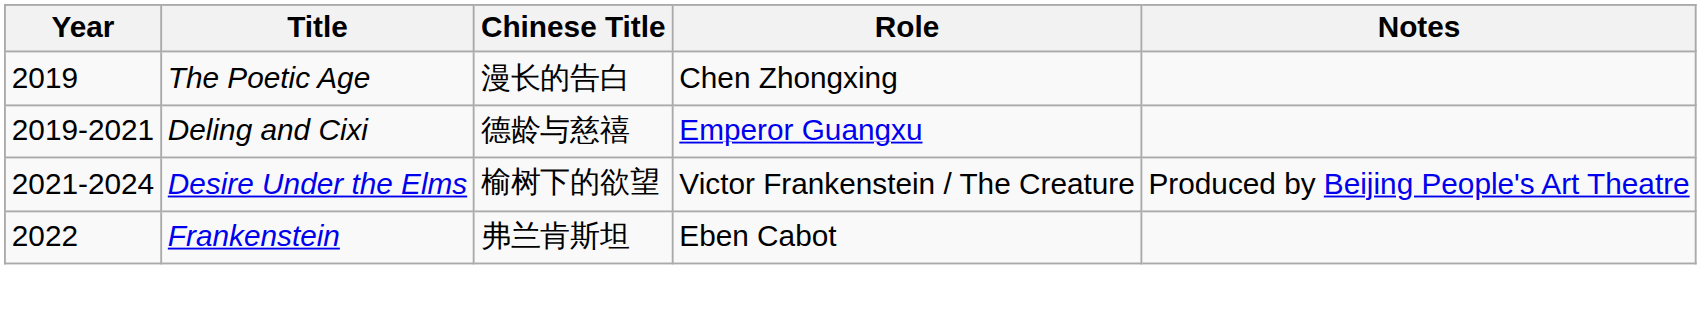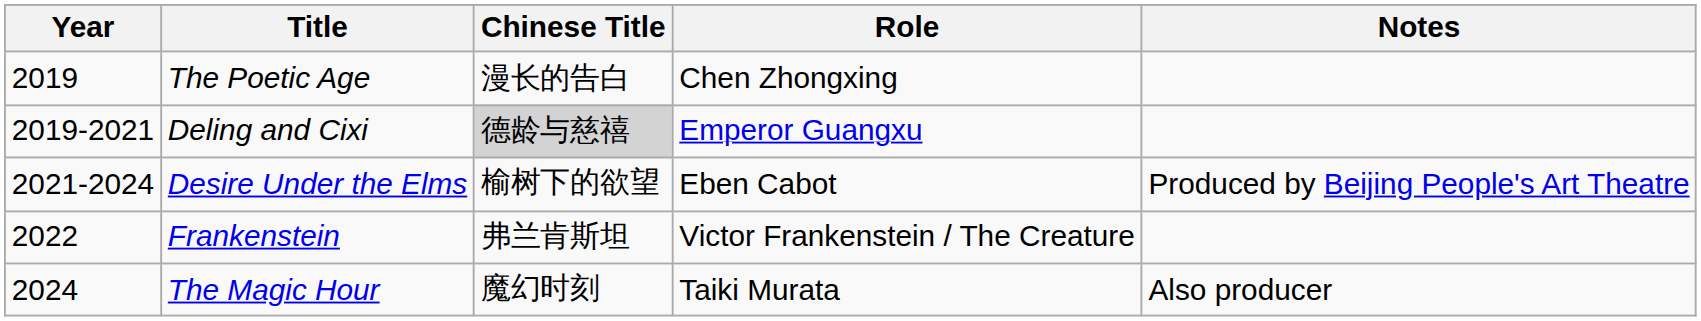(555, 129) no background -> (555, 129) lightgrey background
(907, 183) Victor Frankenstein / The Creature -> (758, 183) Eben Cabot
(758, 236) Eben Cabot -> (907, 236) Victor Frankenstein / The Creature
+ row: (274, 289)
